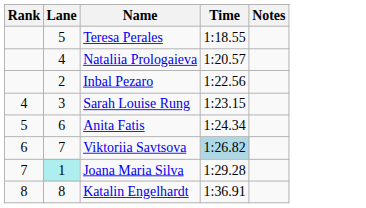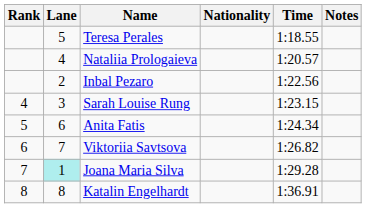+ column: (237, 15)
(225, 147) lightblue background -> (298, 147) no background
